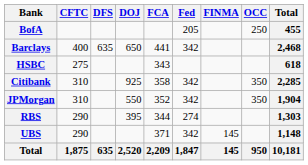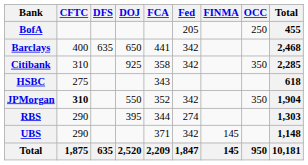rows swapped: (31, 82) <-> (31, 64)
(80, 99) normal -> (80, 99) bold
